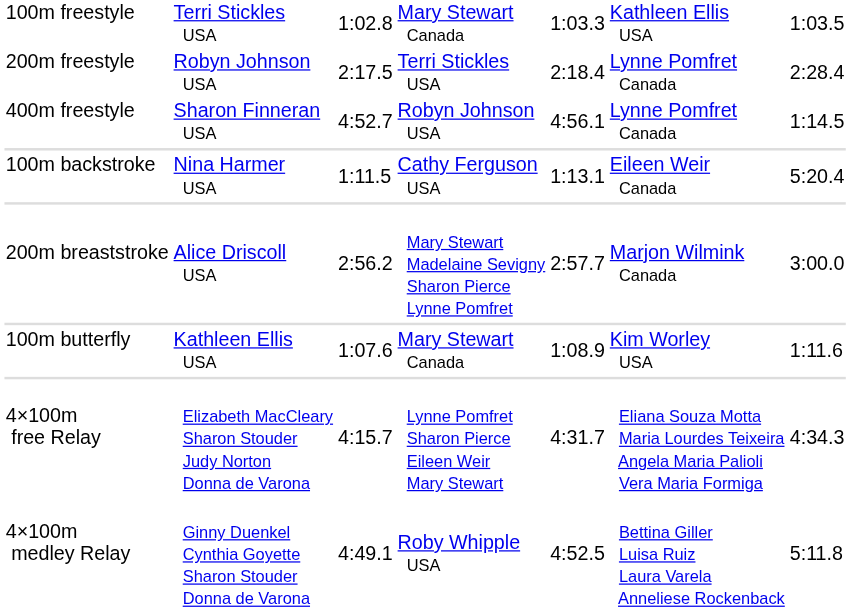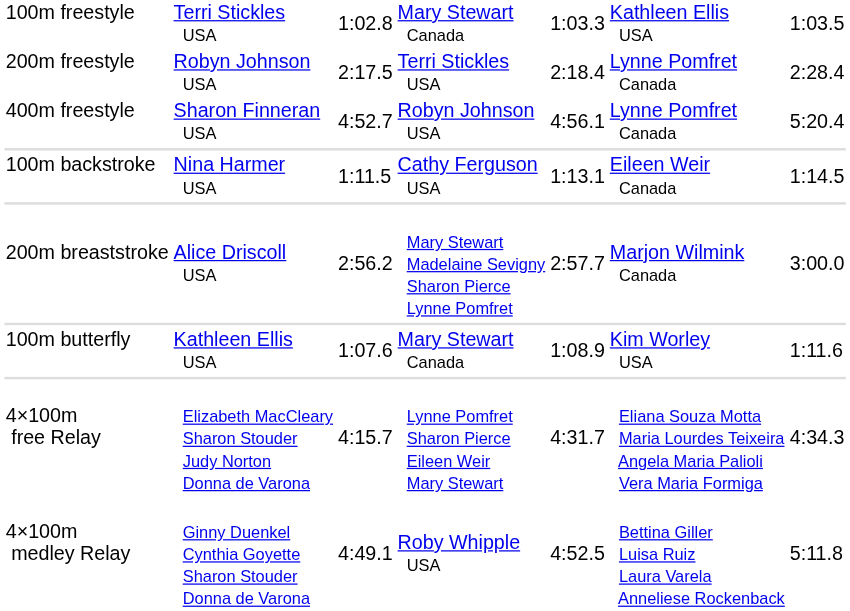(817, 122) 1:14.5 -> (817, 122) 5:20.4
(817, 176) 5:20.4 -> (817, 176) 1:14.5
